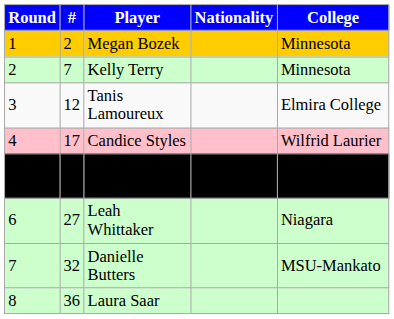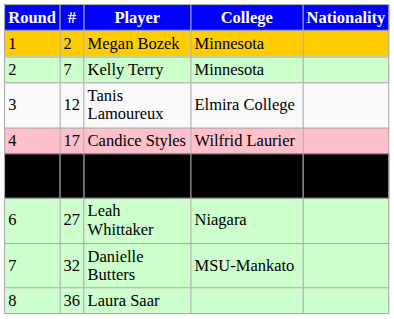columns swapped: (234, 17) <-> (333, 17)
